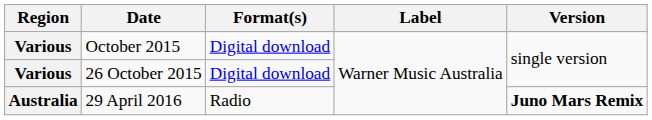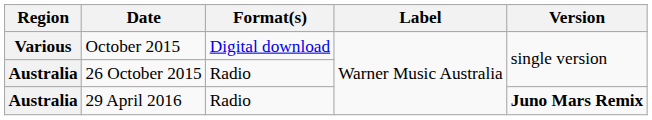(43, 73) Various -> (43, 73) Australia
(270, 73) Digital download -> (230, 73) Radio
